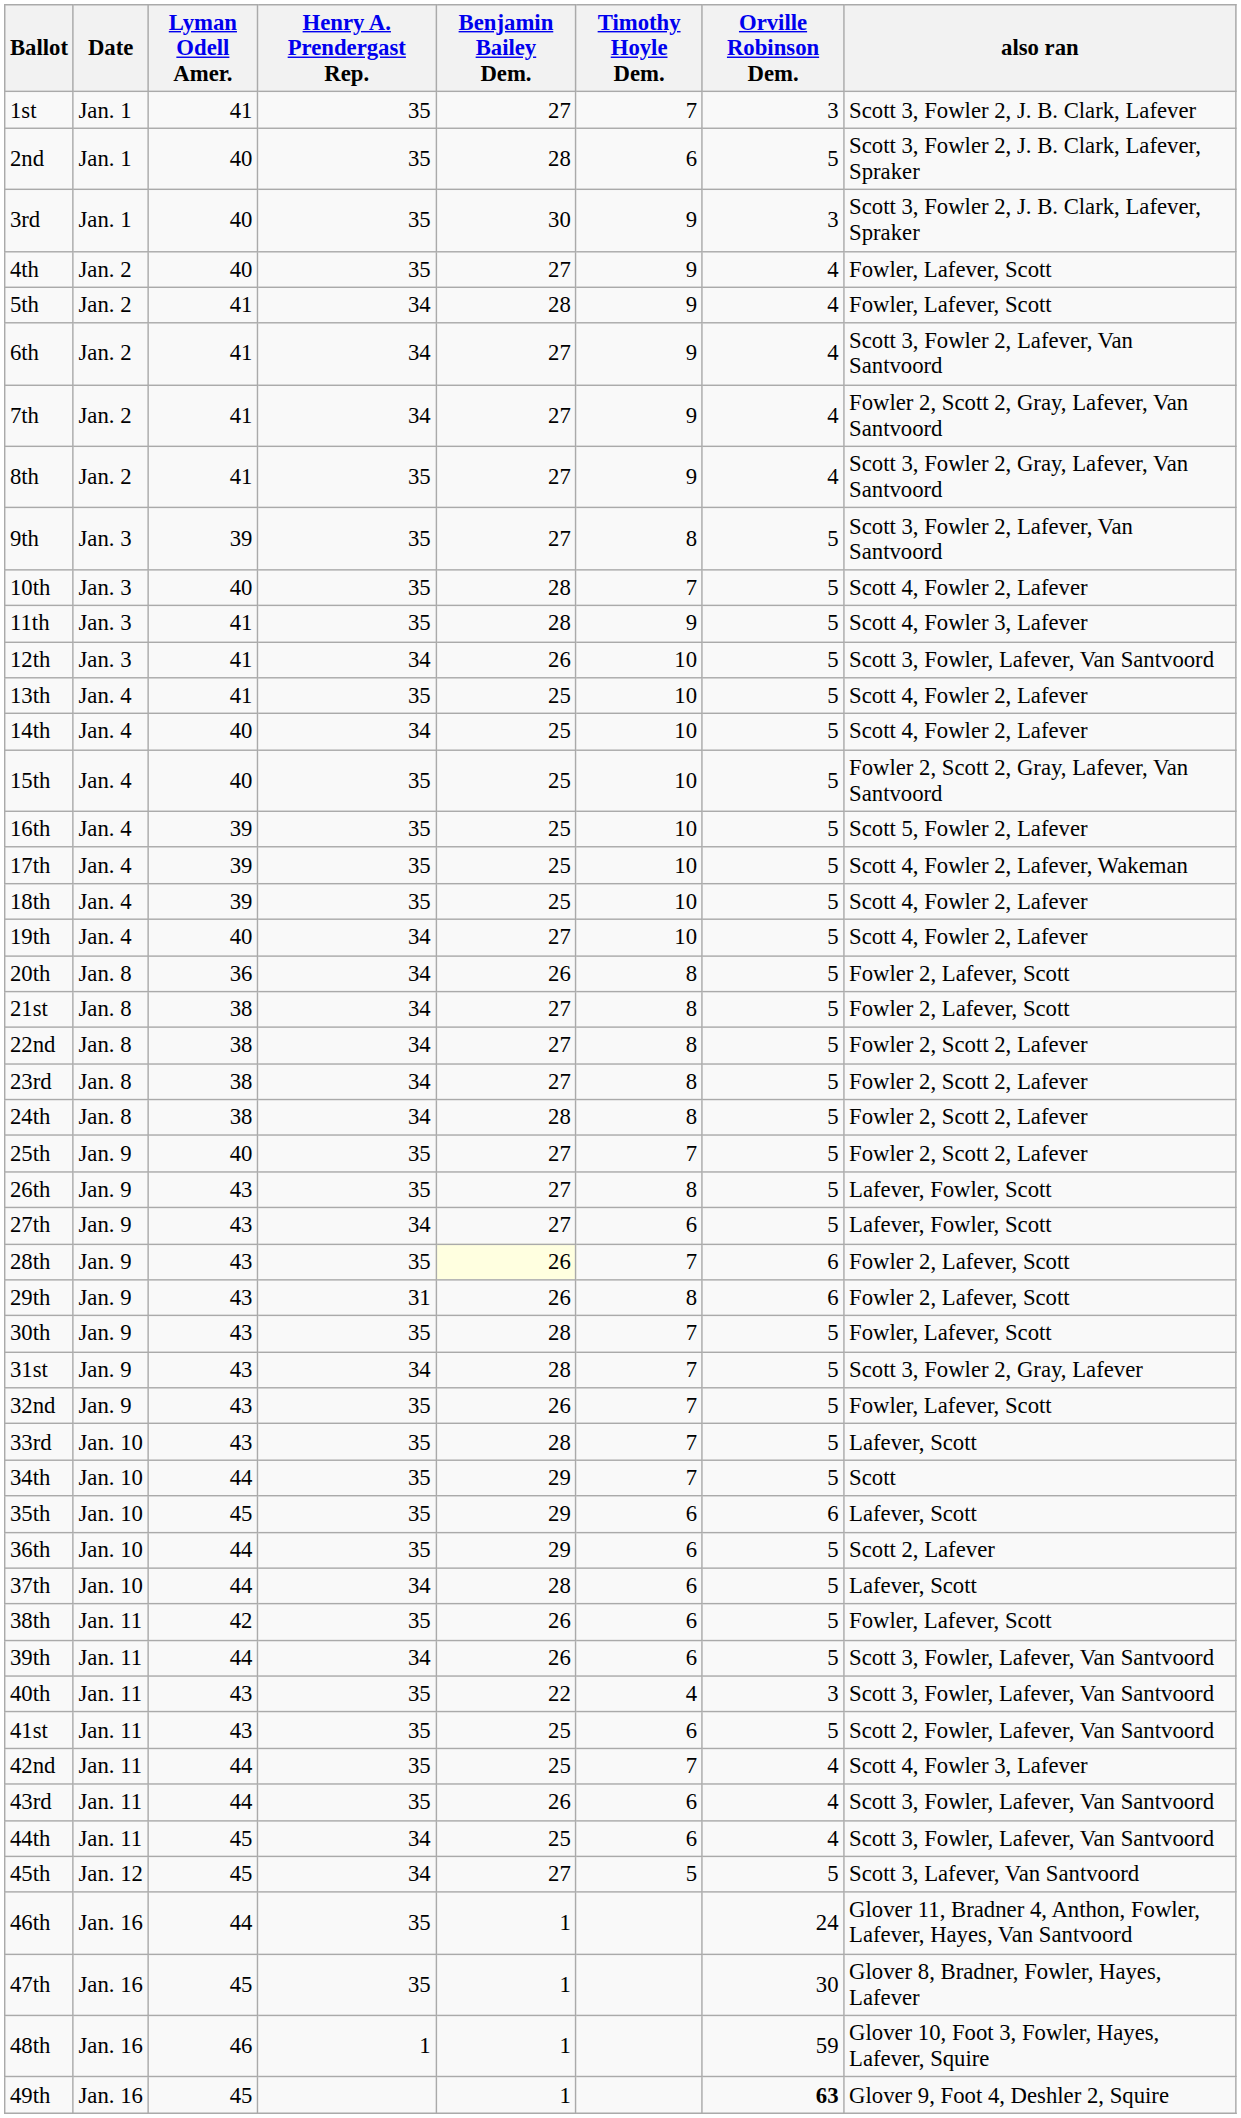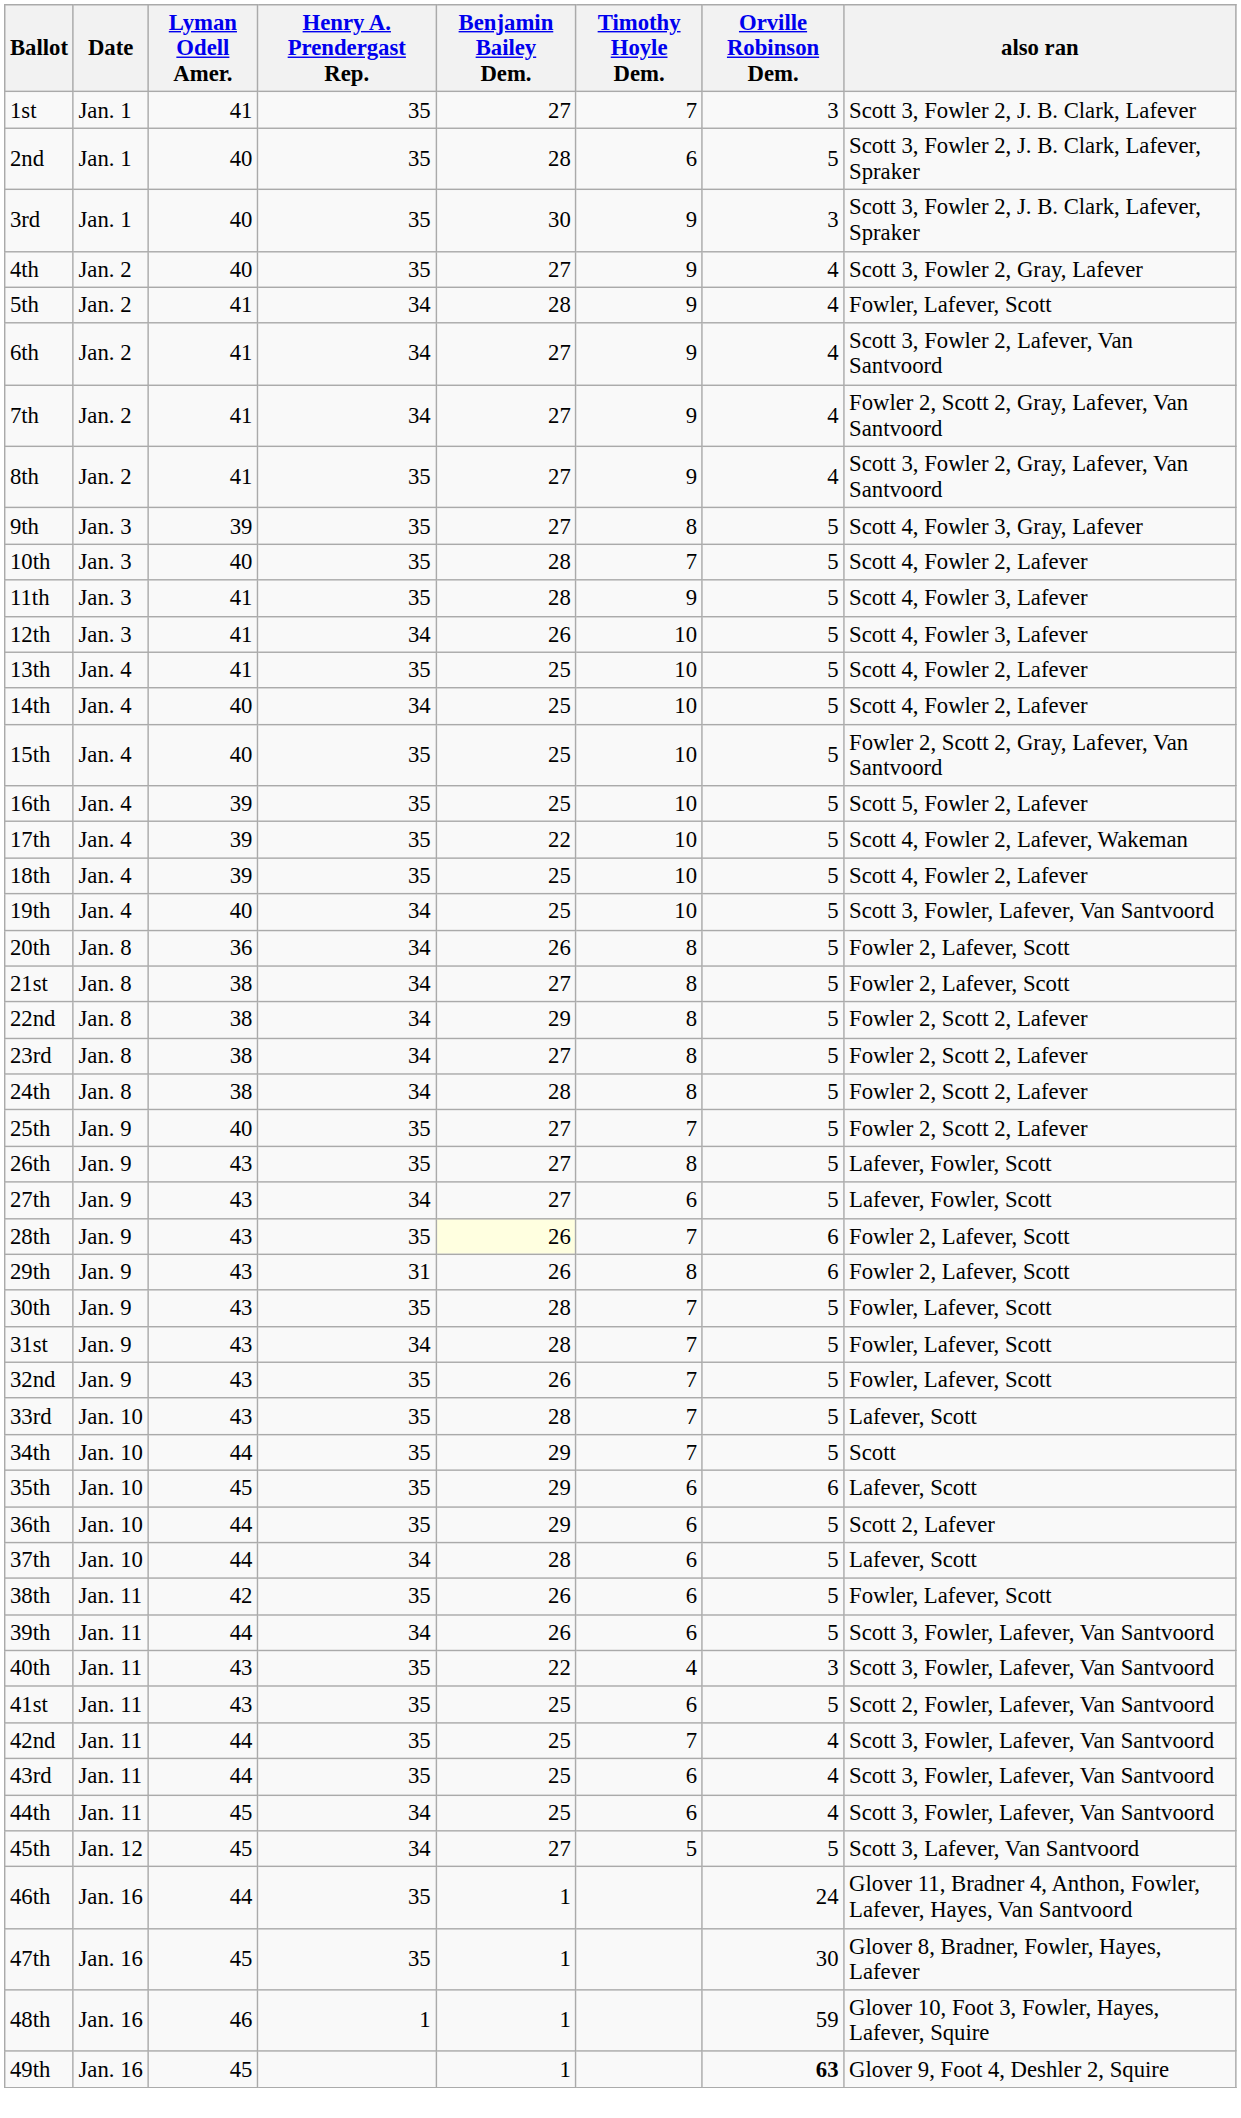(950, 268) Fowler, Lafever, Scott -> (996, 268) Scott 3, Fowler 2, Gray, Lafever
(991, 538) Scott 3, Fowler 2, Lafever, Van Santvoord -> (996, 525) Scott 4, Fowler 3, Gray, Lafever
(1032, 659) Scott 3, Fowler, Lafever, Van Santvoord -> (968, 633) Scott 4, Fowler 3, Lafever
(559, 865) 25 -> (559, 839) 22
(559, 937) 27 -> (559, 911) 25
(968, 937) Scott 4, Fowler 2, Lafever -> (1032, 911) Scott 3, Fowler, Lafever, Van Santvoord
(559, 1045) 27 -> (559, 1019) 29
(996, 1369) Scott 3, Fowler 2, Gray, Lafever -> (950, 1344) Fowler, Lafever, Scott
(968, 1765) Scott 4, Fowler 3, Lafever -> (1032, 1740) Scott 3, Fowler, Lafever, Van Santvoord
(559, 1801) 26 -> (559, 1776) 25
